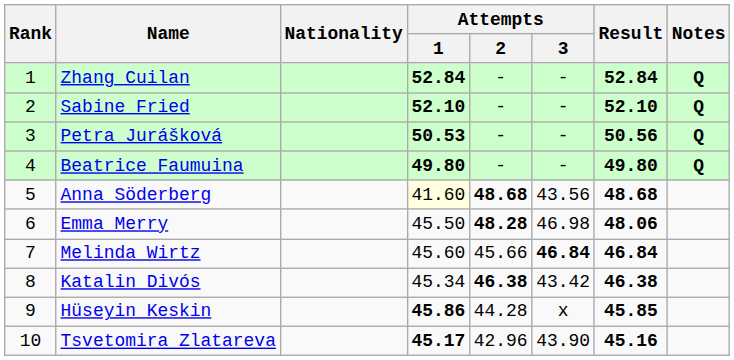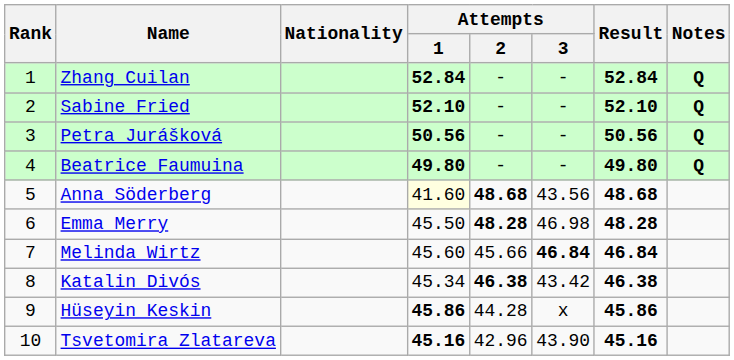(438, 136) 50.53 -> (438, 136) 50.56
(631, 224) 48.06 -> (631, 224) 48.28
(631, 312) 45.85 -> (631, 312) 45.86
(438, 341) 45.17 -> (438, 341) 45.16
